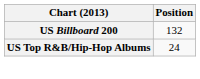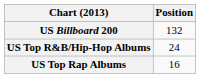+ row: (79, 64)
